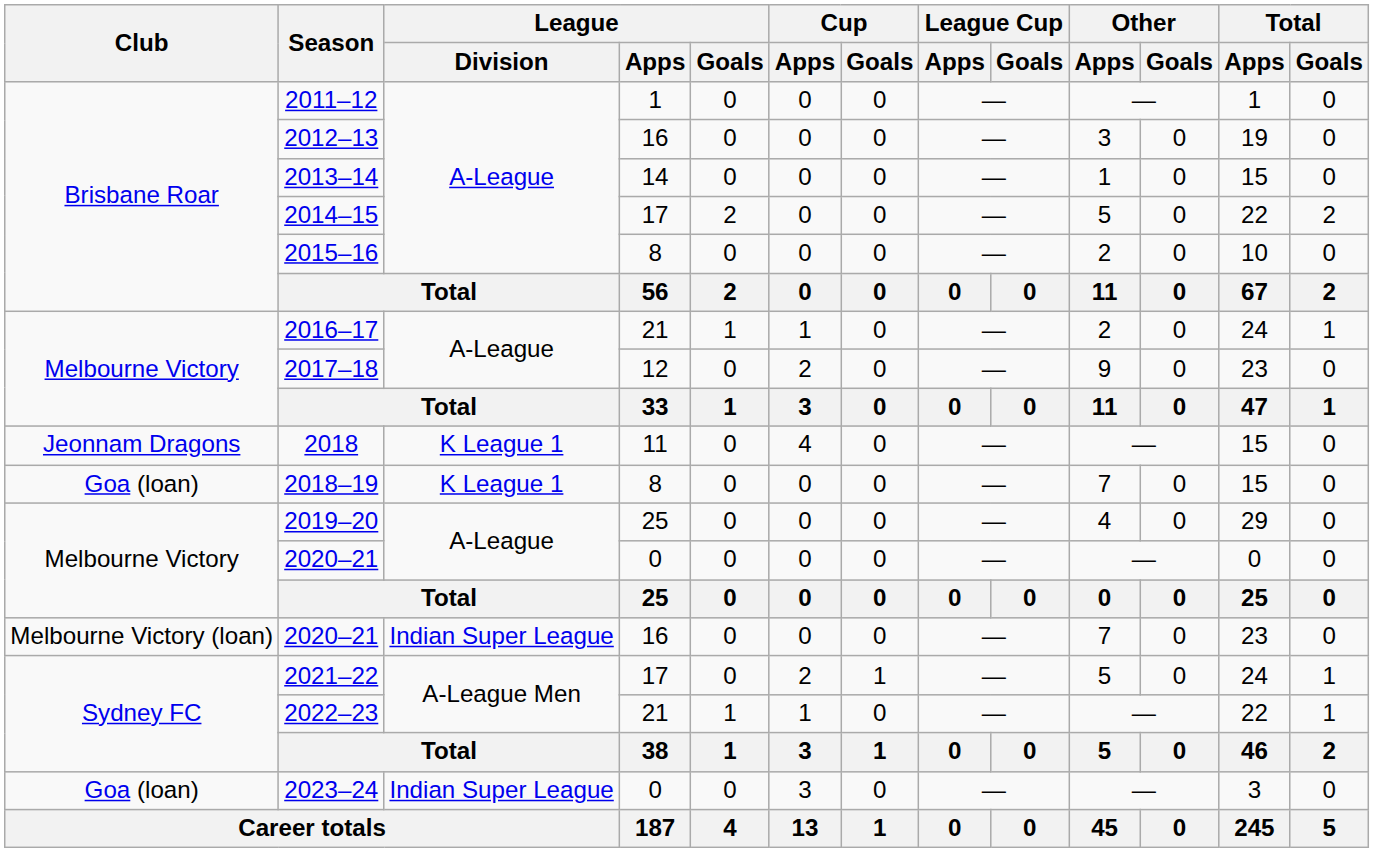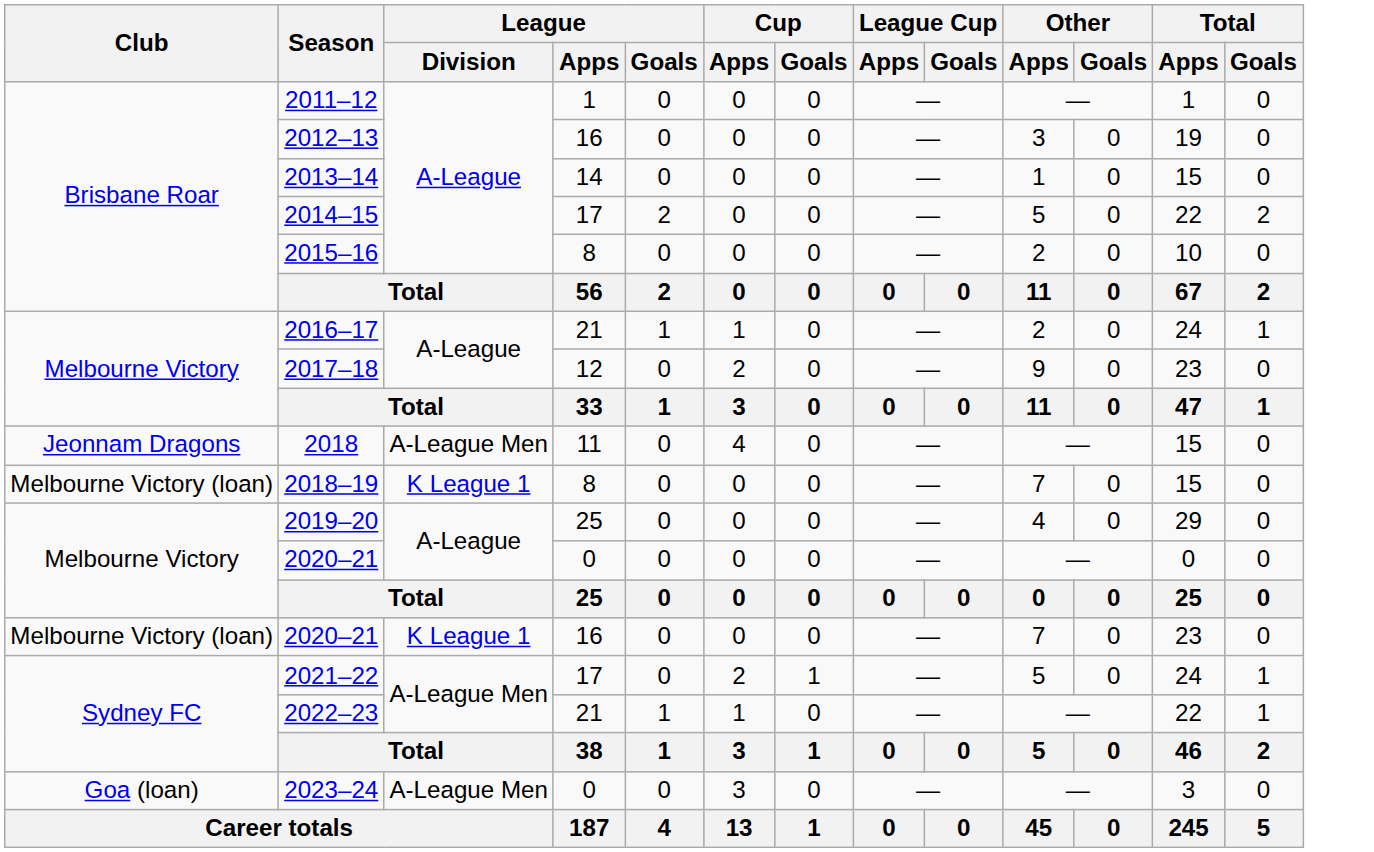(502, 445) K League 1 -> (469, 445) A-League Men
(142, 483) Goa (loan) -> (142, 483) Melbourne Victory (loan)
(502, 636) Indian Super League -> (469, 636) K League 1
(502, 789) Indian Super League -> (469, 789) A-League Men
